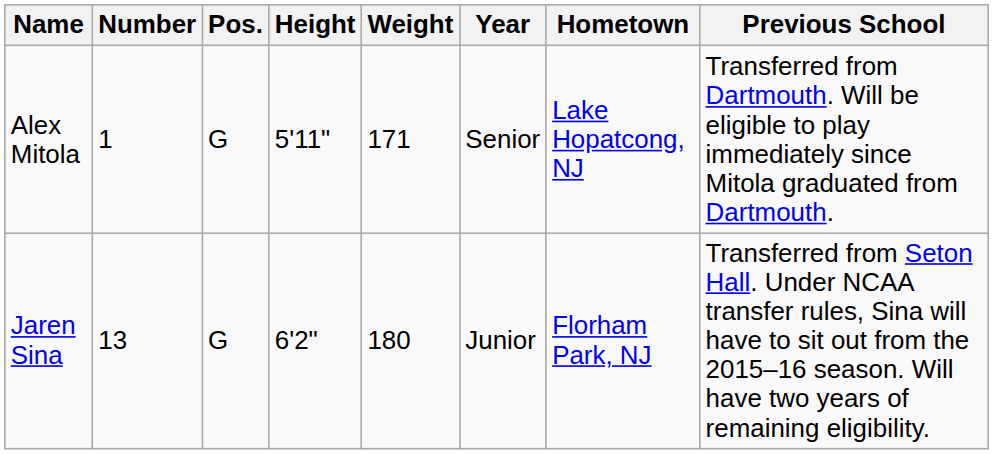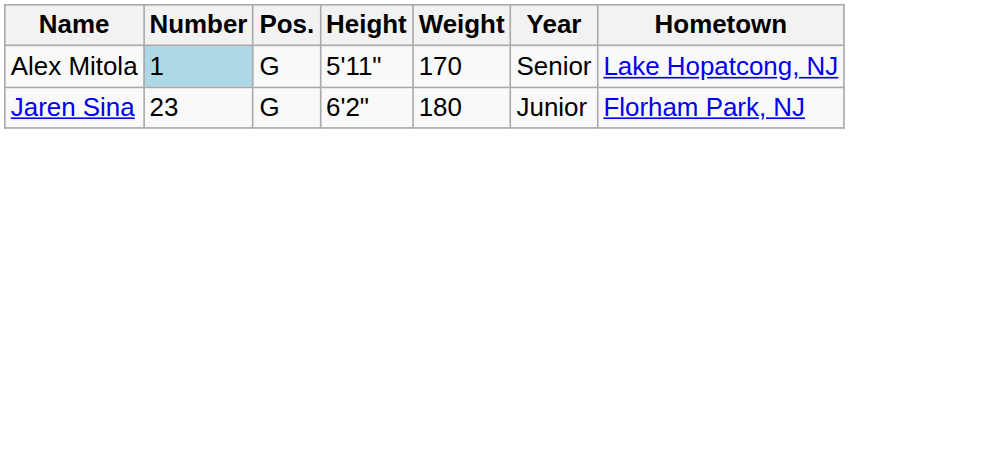- column: (844, 25)
(105, 139) no background -> (157, 66) lightblue background
(389, 139) 171 -> (440, 66) 170
(113, 340) 13 -> (164, 107) 23
